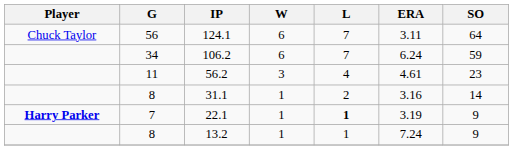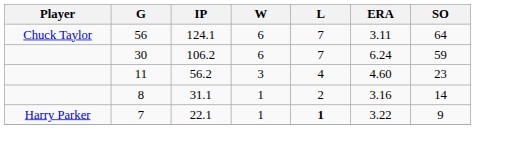(152, 54) 34 -> (141, 54) 30
(411, 74) 4.61 -> (381, 74) 4.60
(62, 114) bold -> (58, 114) normal
(411, 114) 3.19 -> (381, 114) 3.22
- row: (217, 134)
